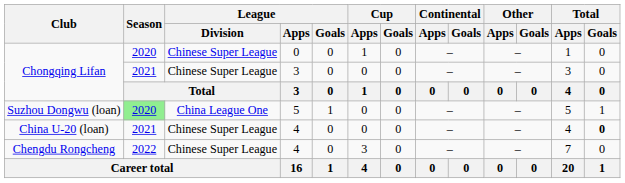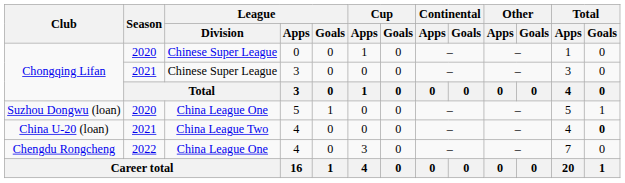(144, 110) lightgreen background -> (144, 110) no background
(222, 129) Chinese Super League -> (222, 129) China League Two
(222, 149) Chinese Super League -> (222, 149) China League One
